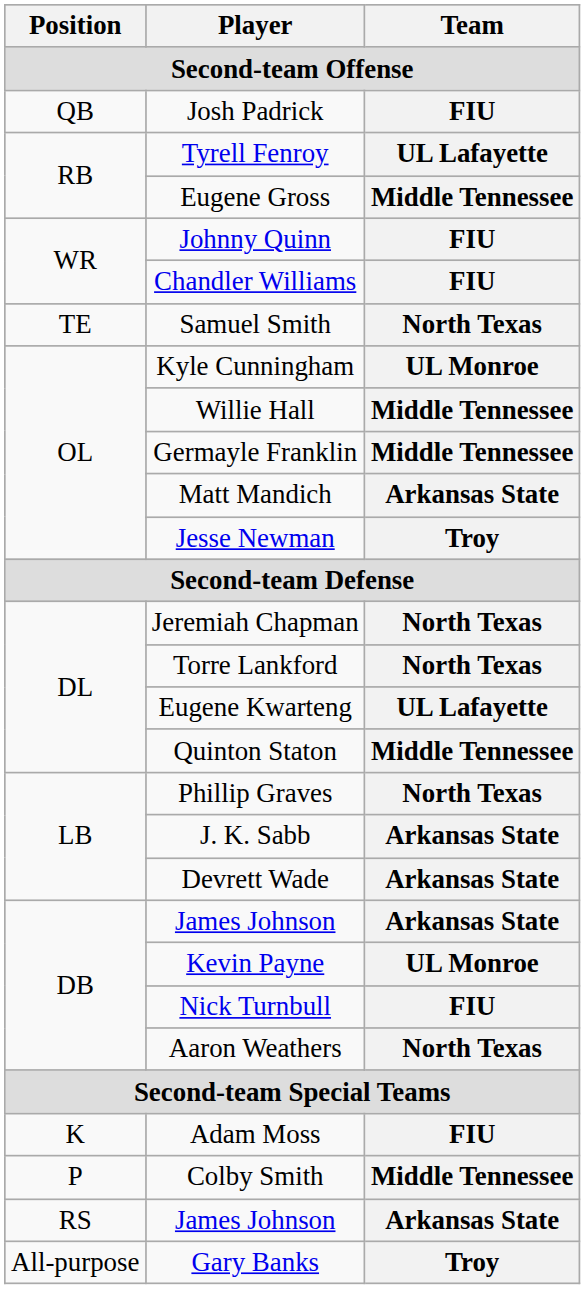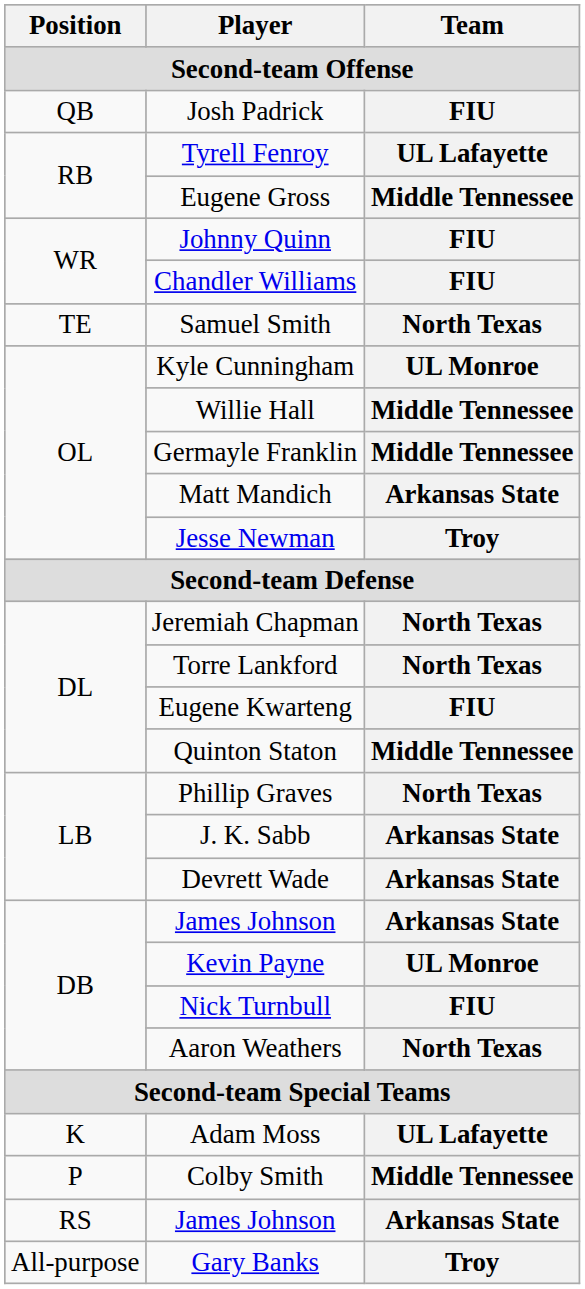(472, 707) UL Lafayette -> (472, 707) FIU
(472, 1134) FIU -> (472, 1134) UL Lafayette
